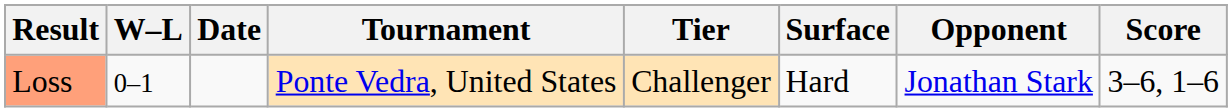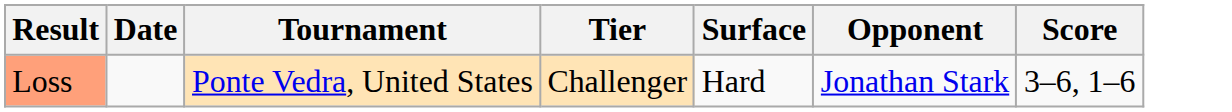- column: (148, 29)
